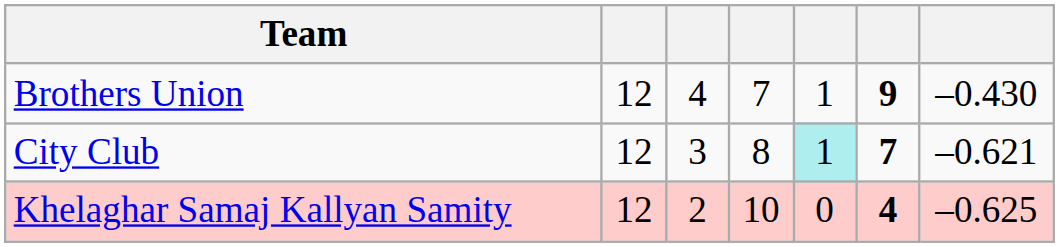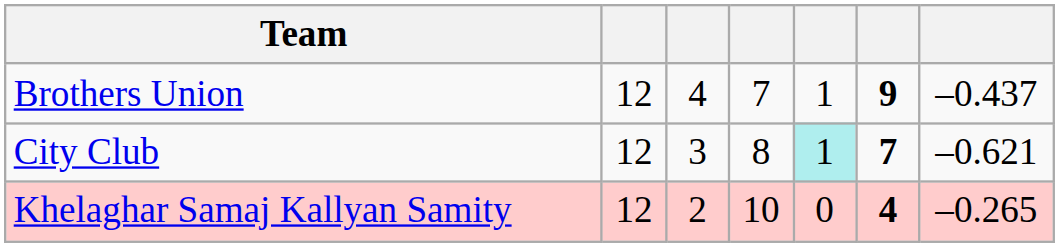(986, 92) –0.430 -> (986, 92) –0.437
(986, 210) –0.625 -> (986, 210) –0.265
